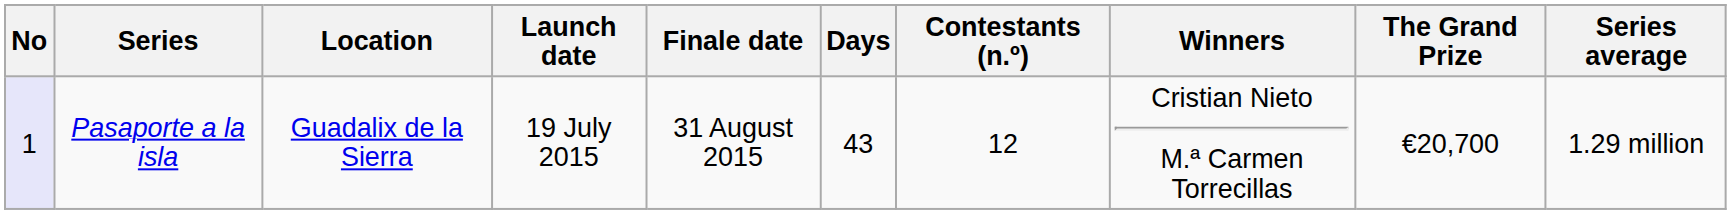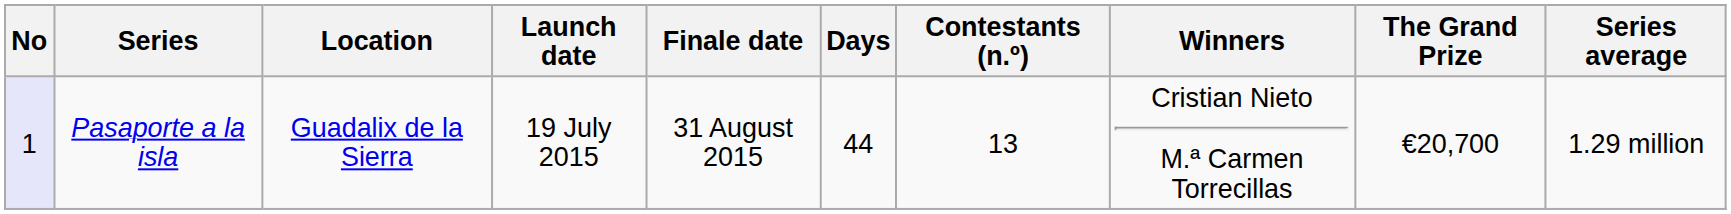(858, 143) 43 -> (858, 143) 44
(1003, 143) 12 -> (1003, 143) 13
